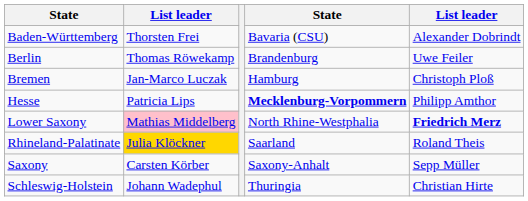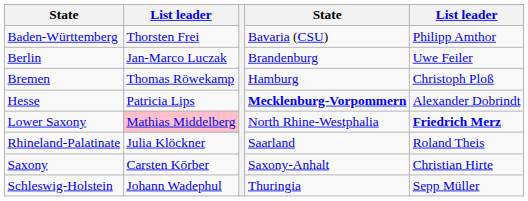(467, 36) Alexander Dobrindt -> (454, 36) Philipp Amthor
(180, 57) Thomas Röwekamp -> (177, 57) Jan-Marco Luczak
(177, 79) Jan-Marco Luczak -> (180, 79) Thomas Röwekamp
(454, 100) Philipp Amthor -> (467, 100) Alexander Dobrindt
(166, 143) gold background -> (166, 143) no background
(446, 164) Sepp Müller -> (453, 164) Christian Hirte
(453, 185) Christian Hirte -> (446, 185) Sepp Müller
